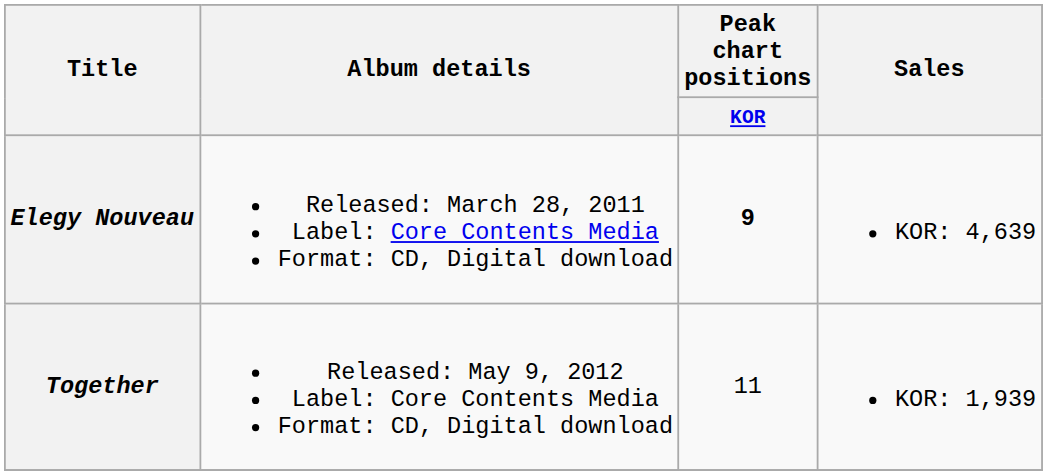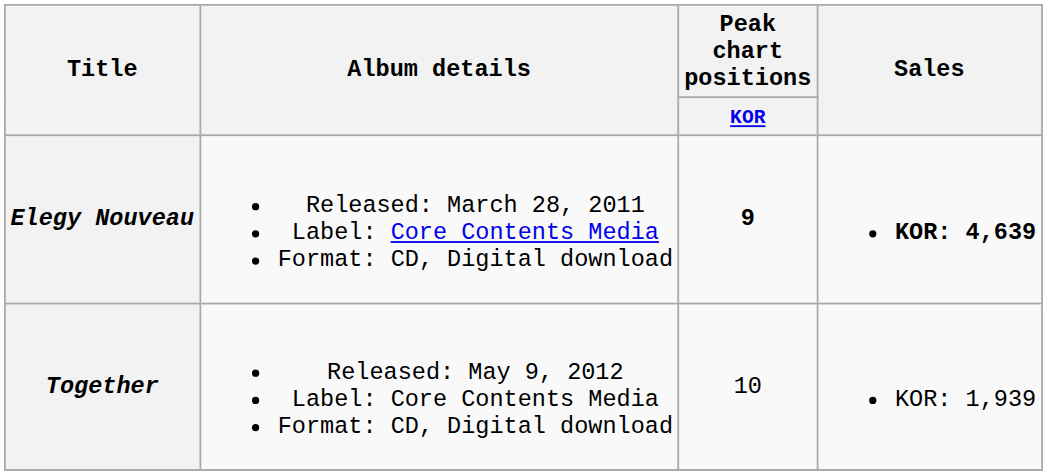(929, 233) normal -> (929, 233) bold
(748, 386) 11 -> (748, 386) 10
